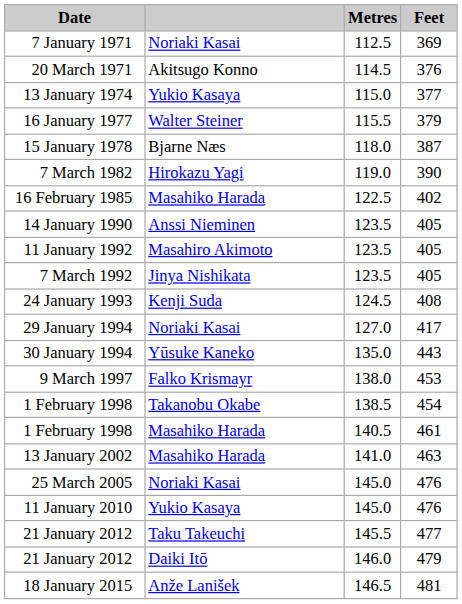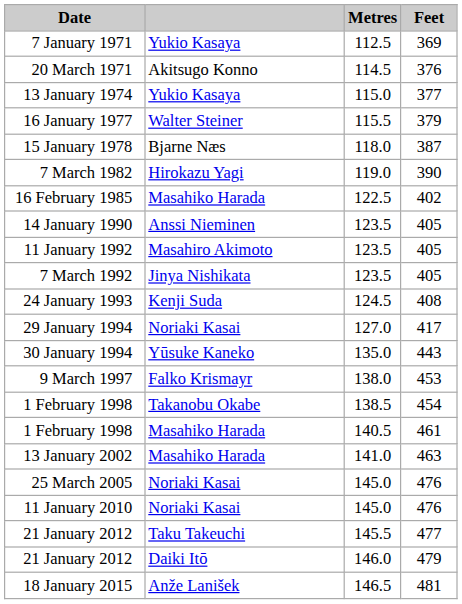(194, 43) Noriaki Kasai -> (194, 43) Yukio Kasaya
(194, 507) Yukio Kasaya -> (194, 507) Noriaki Kasai
